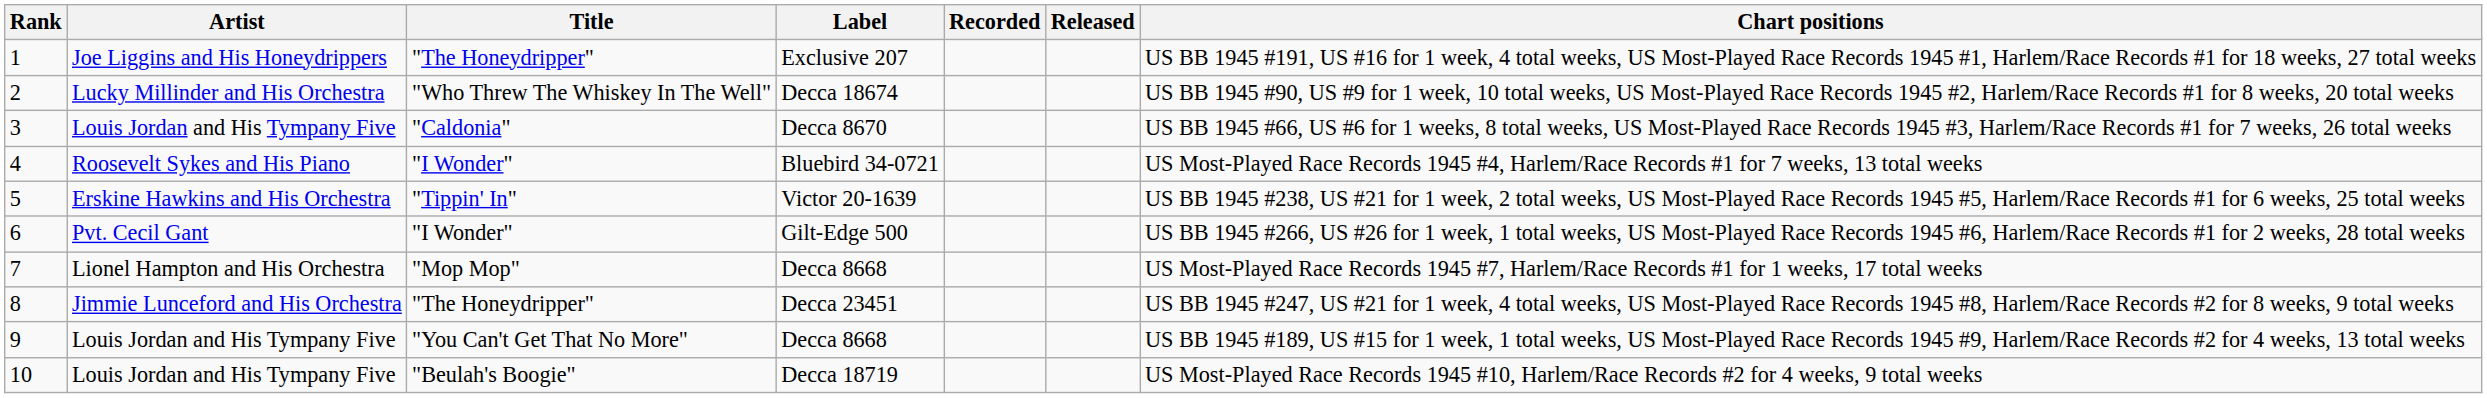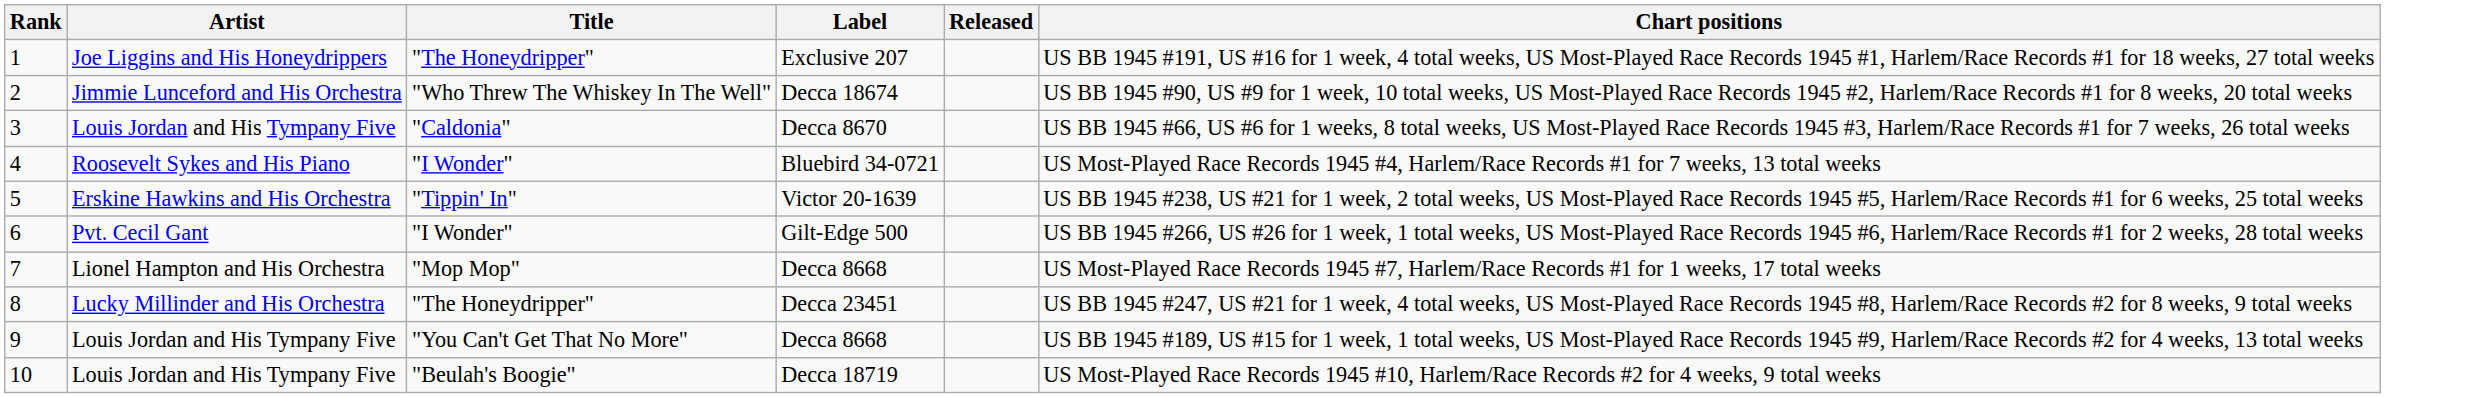- column: (995, 22)
(228, 92) Lucky Millinder and His Orchestra -> (237, 92) Jimmie Lunceford and His Orchestra
(237, 304) Jimmie Lunceford and His Orchestra -> (228, 304) Lucky Millinder and His Orchestra
